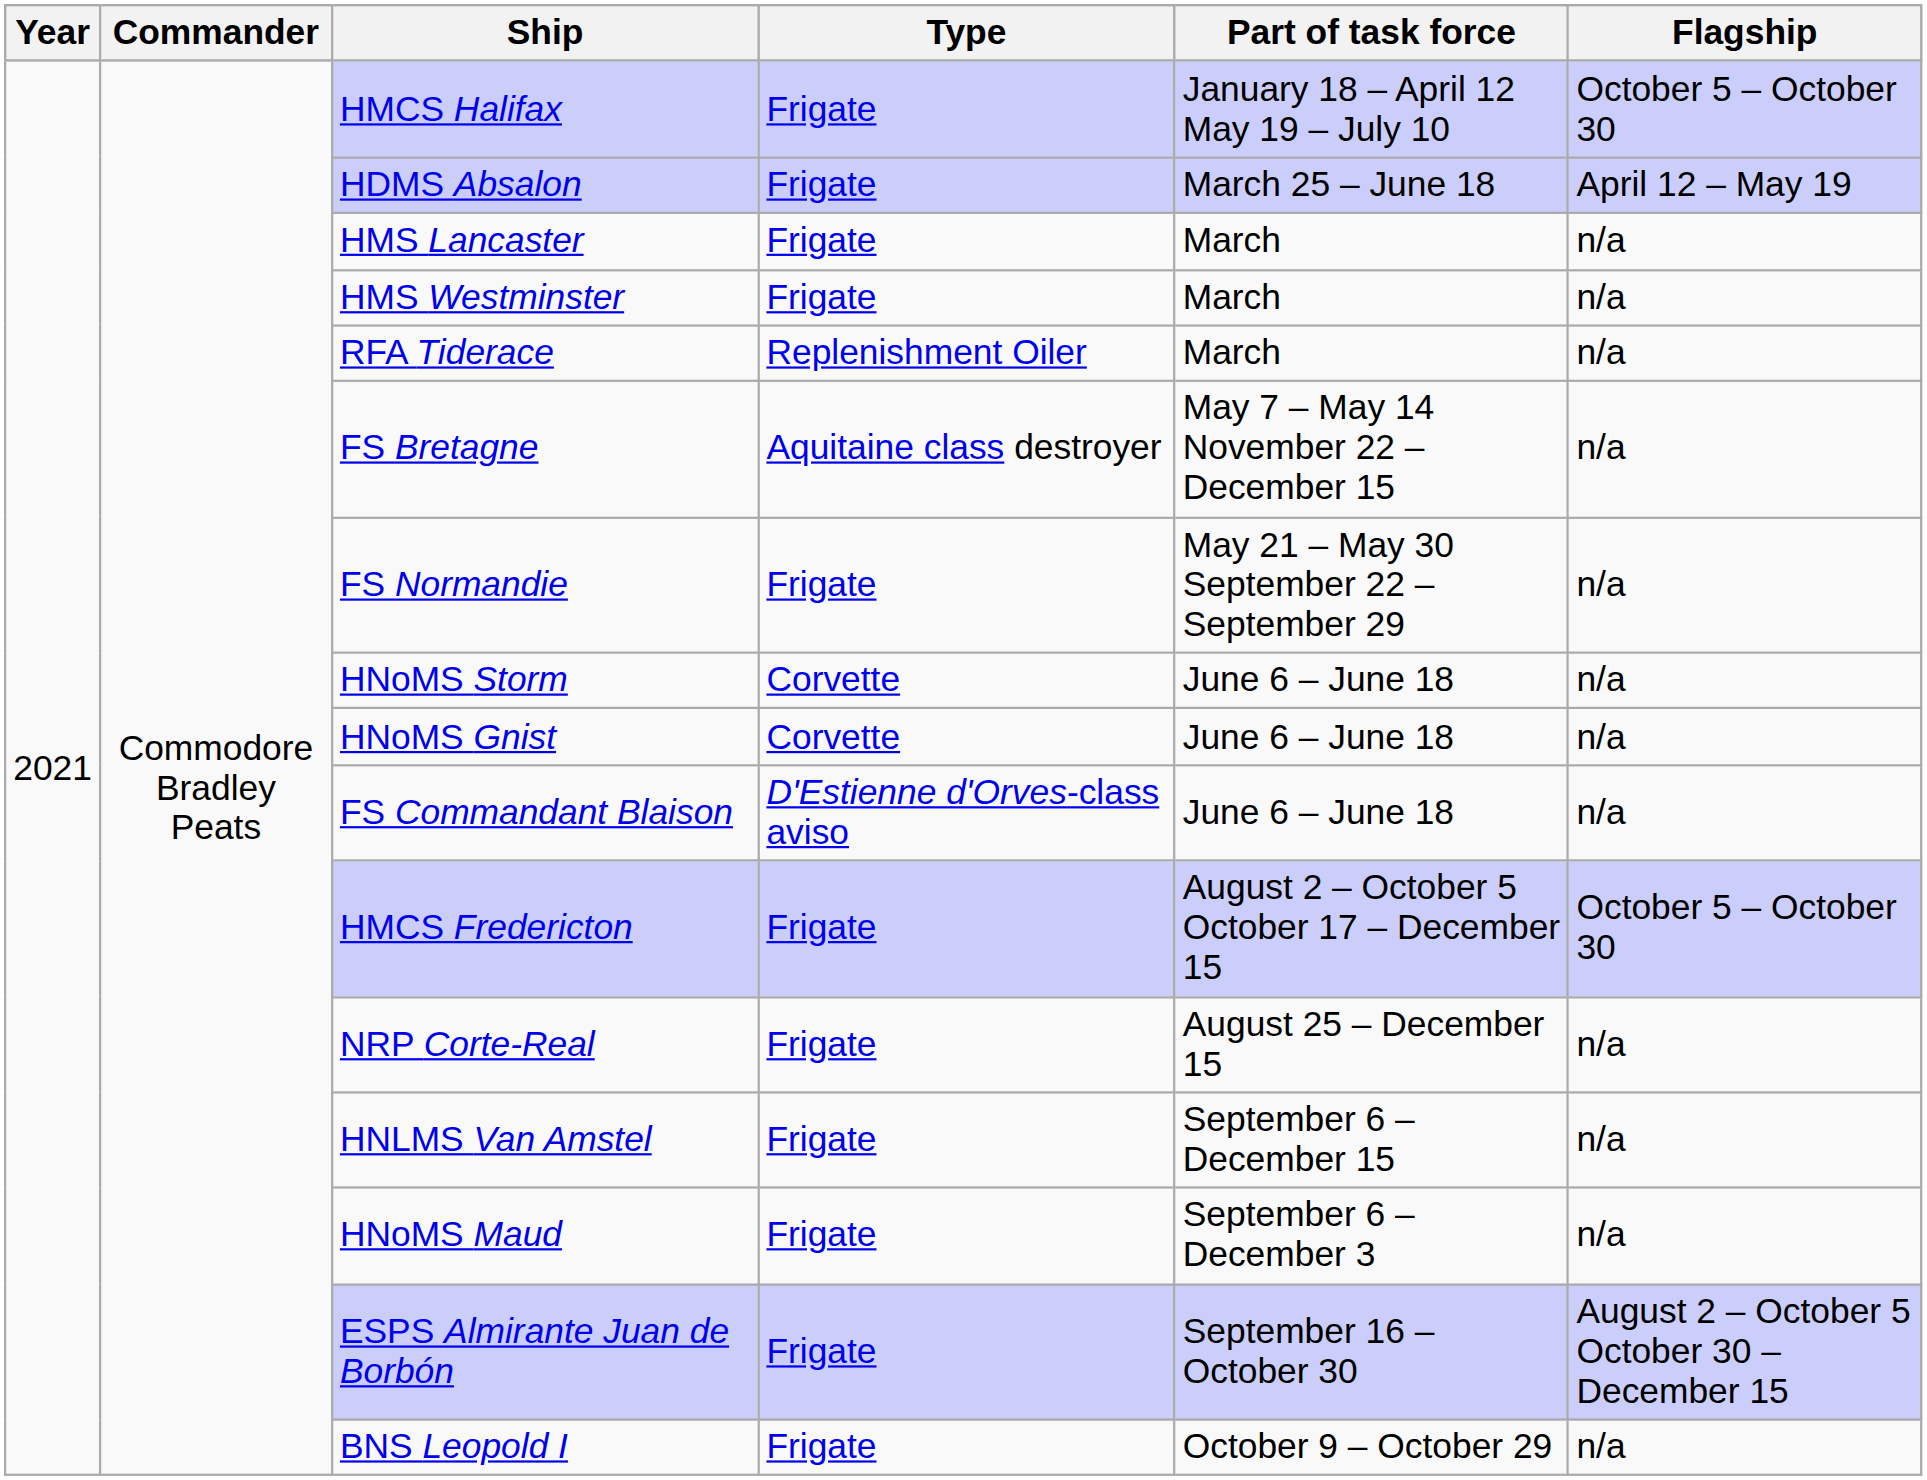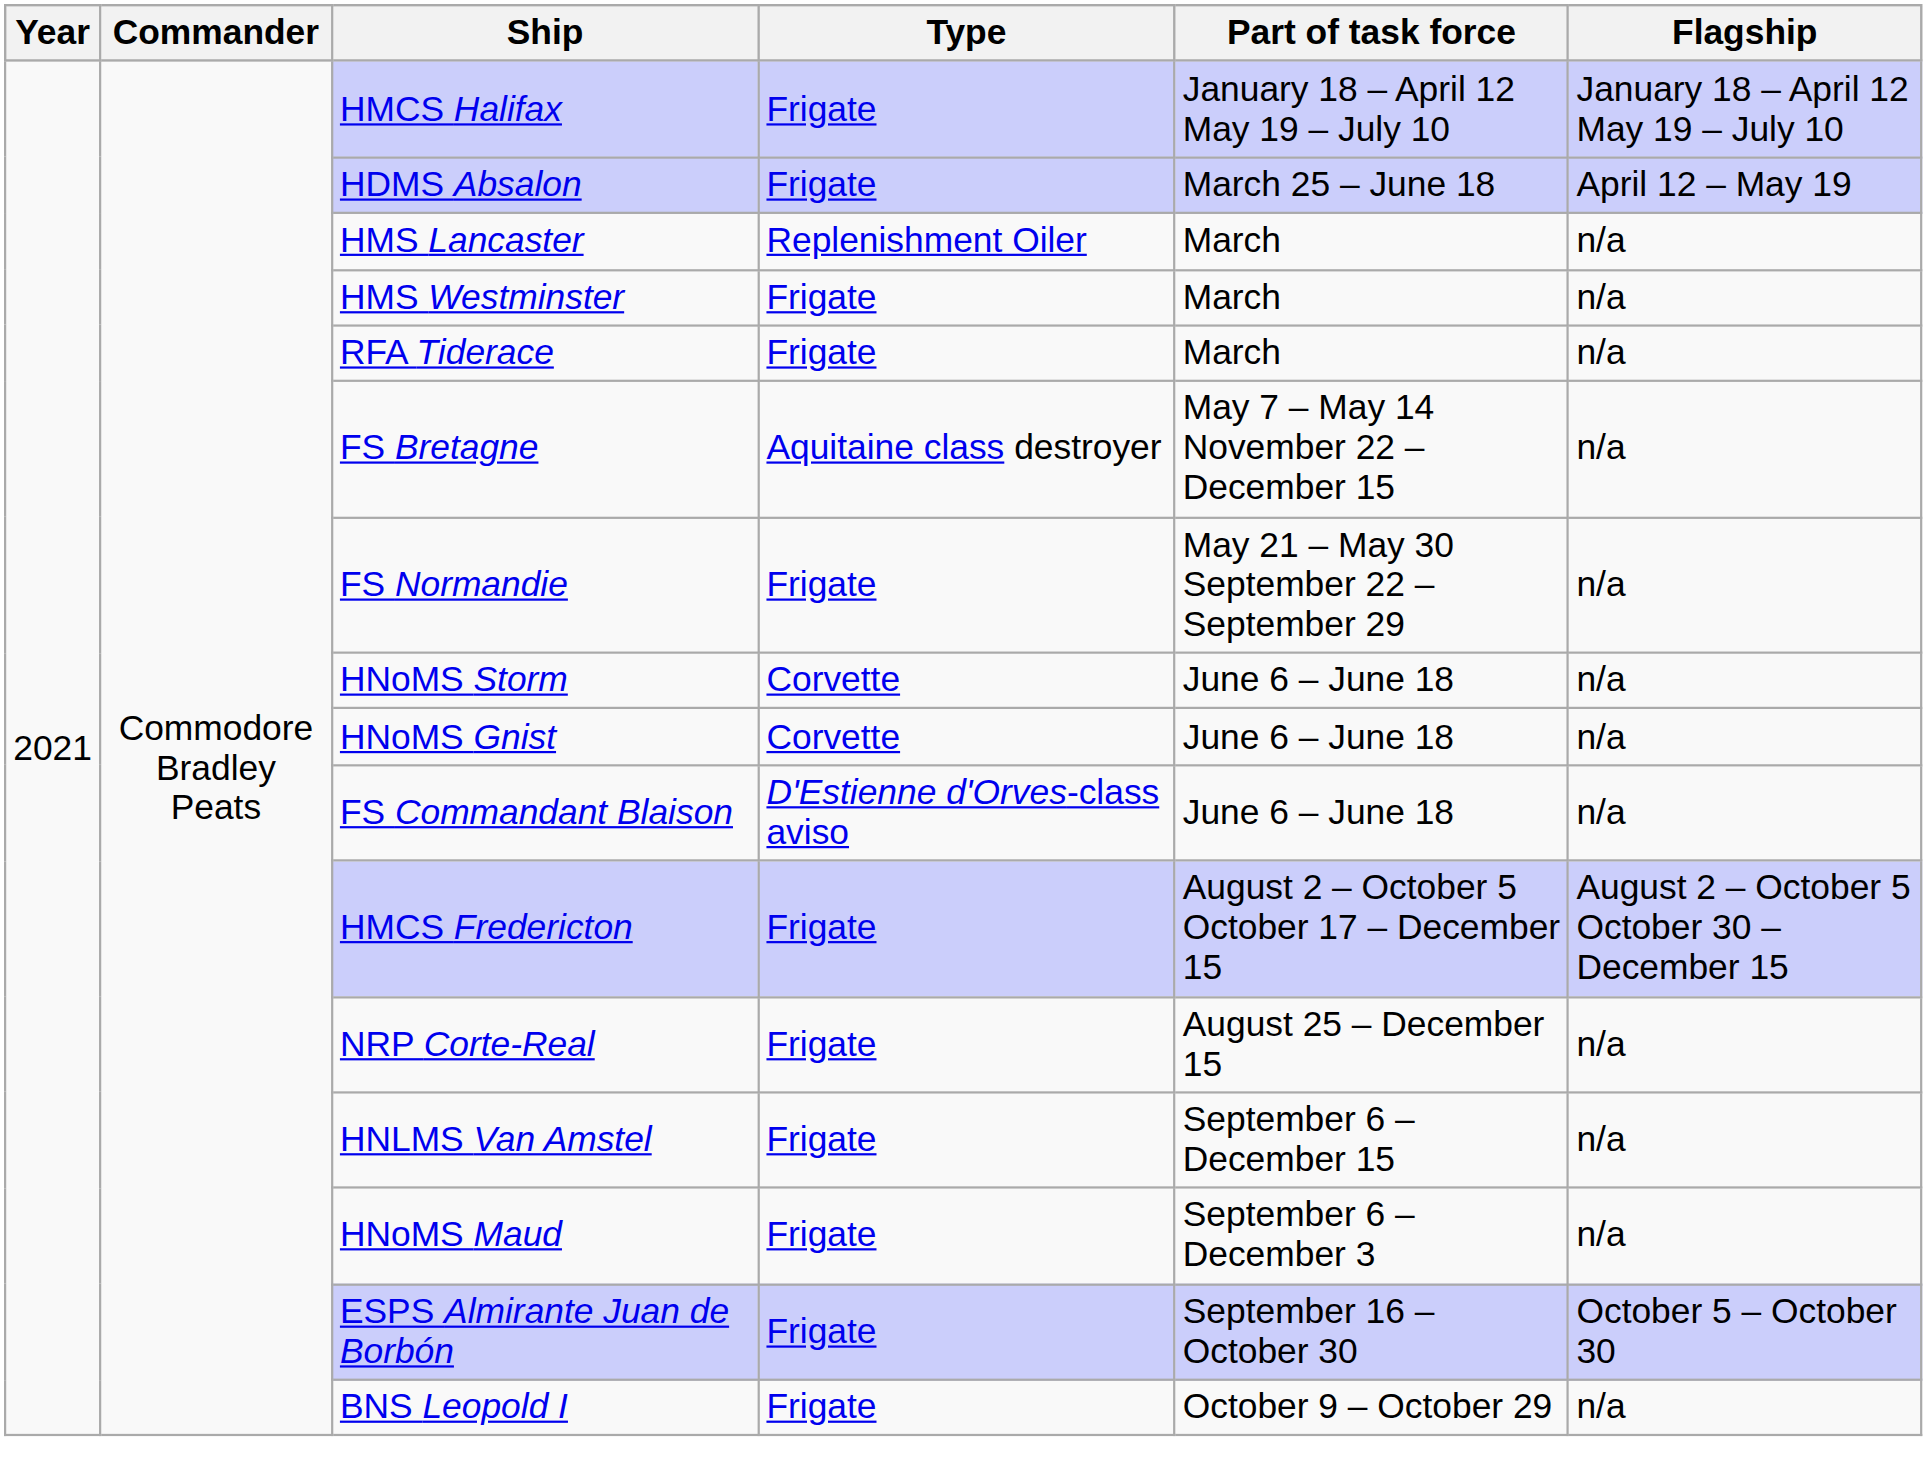(1737, 108) October 5 – October 30 -> (1743, 108) January 18 – April 12 May 19 – July 10
(821, 240) Frigate -> (927, 240) Replenishment Oiler
(927, 352) Replenishment Oiler -> (821, 352) Frigate
(1737, 927) October 5 – October 30 -> (1744, 927) August 2 – October 5 October 30 – December 15
(1744, 1351) August 2 – October 5 October 30 – December 15 -> (1737, 1331) October 5 – October 30
